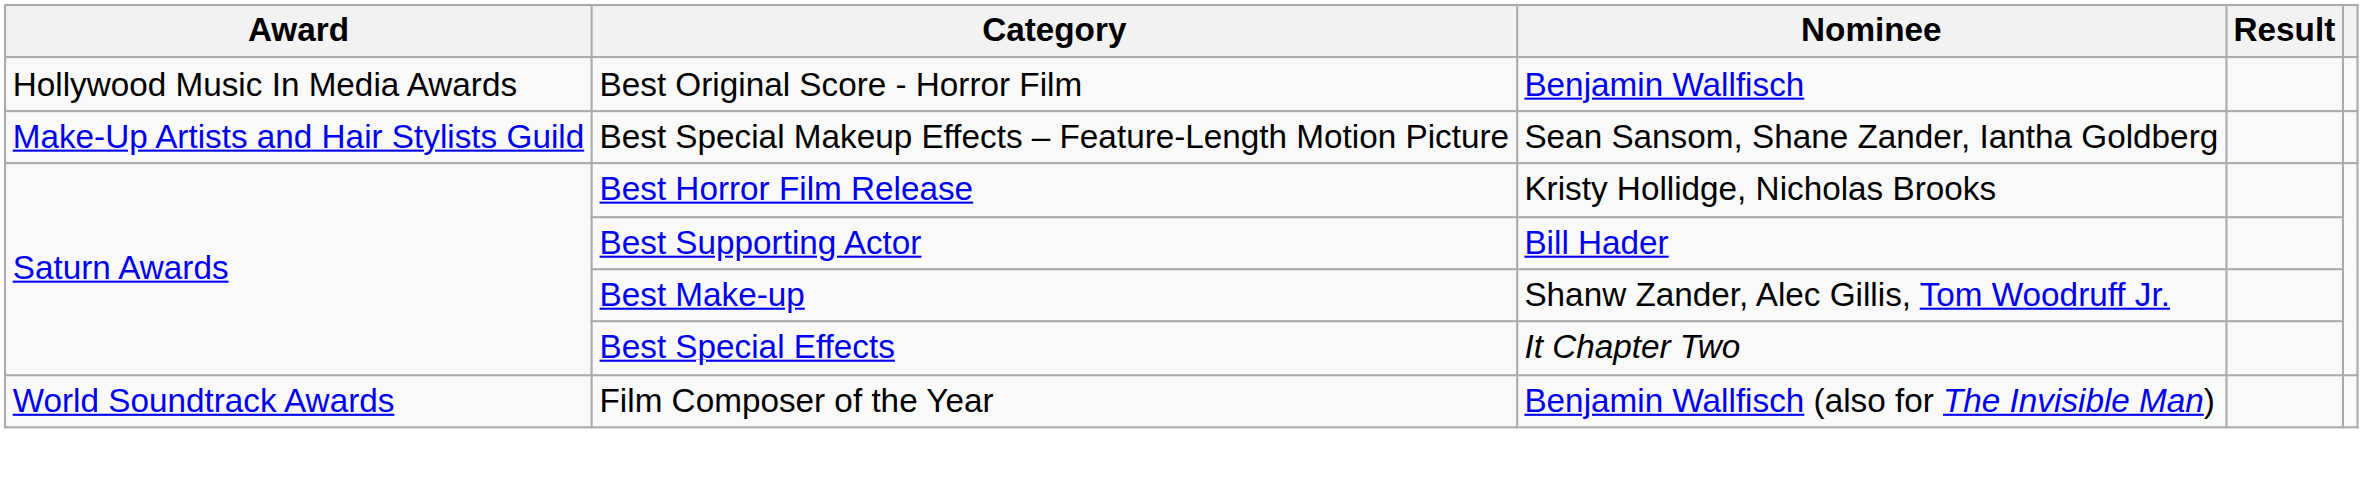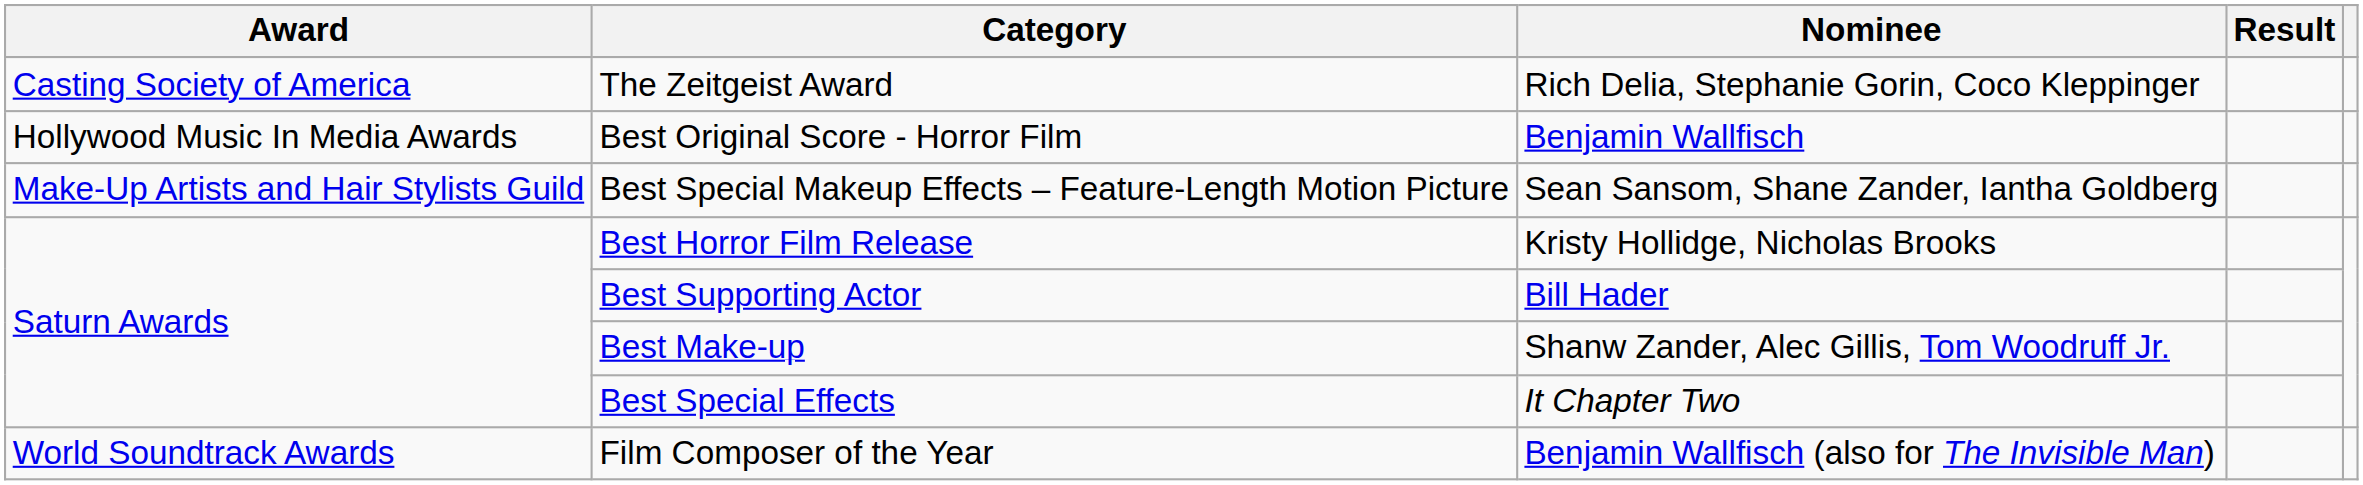+ row: (746, 83)
